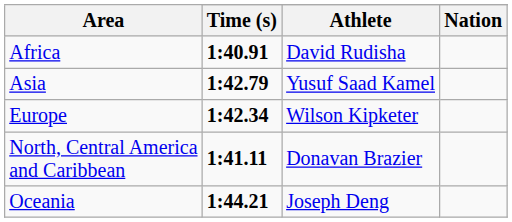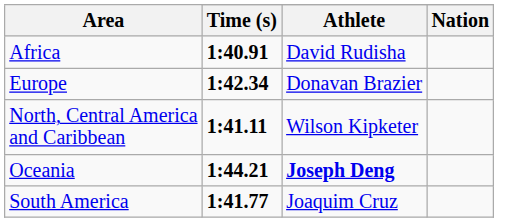- row: (28, 83)
(352, 115) Wilson Kipketer -> (354, 83) Donavan Brazier
(354, 158) Donavan Brazier -> (352, 126) Wilson Kipketer
(338, 201) normal -> (340, 169) bold
+ row: (69, 201)
